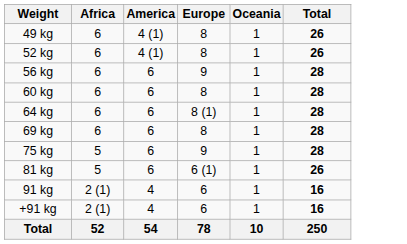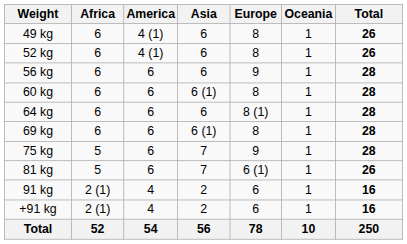+ column: (204, 14)
